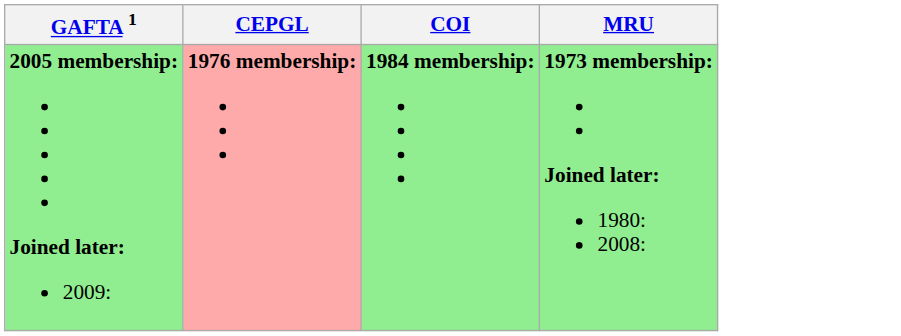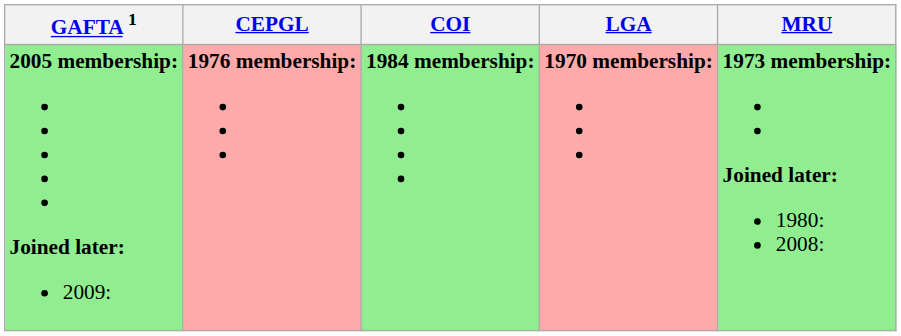+ column: (629, 24)
